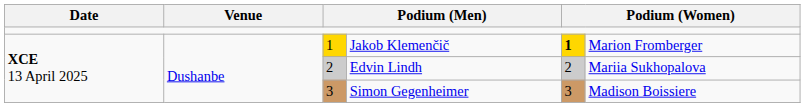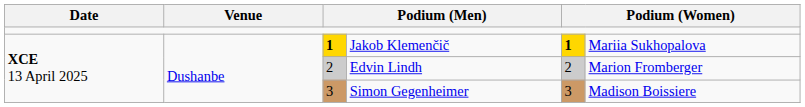(330, 45) normal -> (330, 45) bold
(645, 45) Marion Fromberger -> (647, 45) Mariia Sukhopalova
(647, 68) Mariia Sukhopalova -> (645, 68) Marion Fromberger
